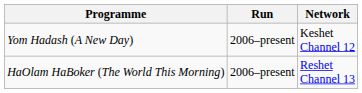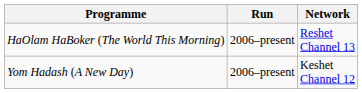rows swapped: (116, 72) <-> (70, 39)
